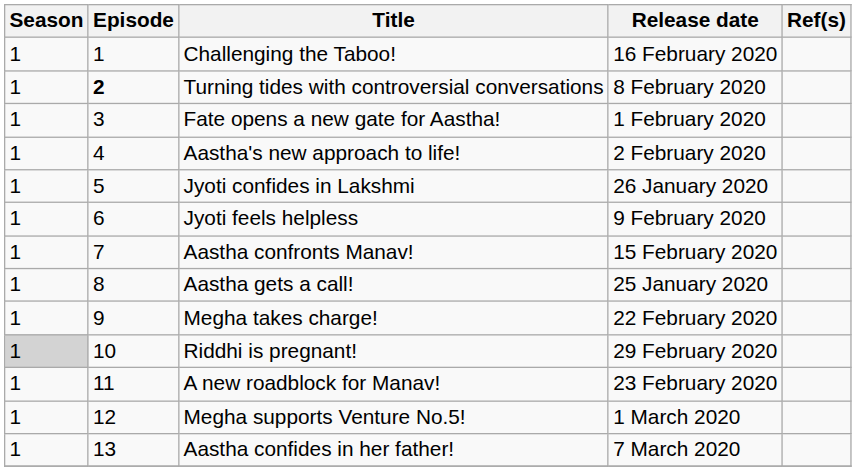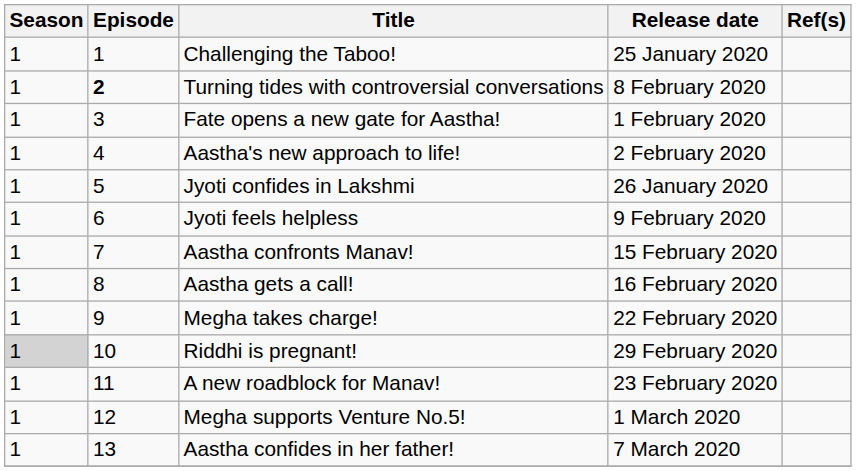(695, 53) 16 February 2020 -> (691, 53) 25 January 2020
(691, 284) 25 January 2020 -> (695, 284) 16 February 2020
